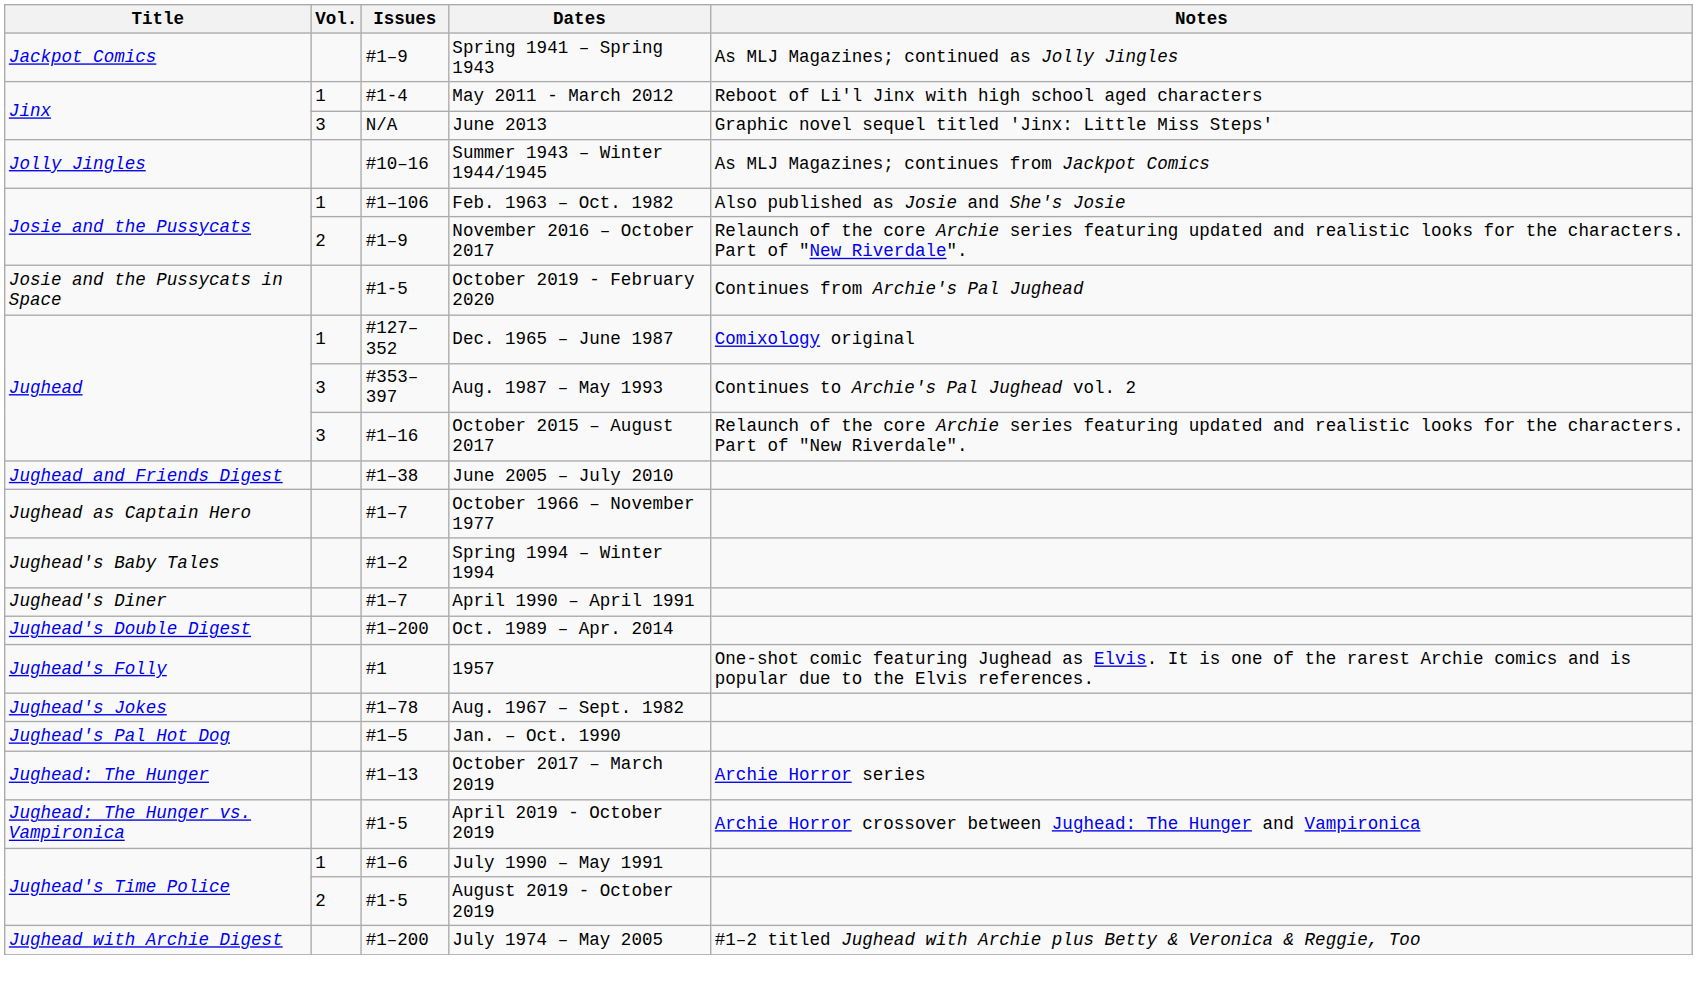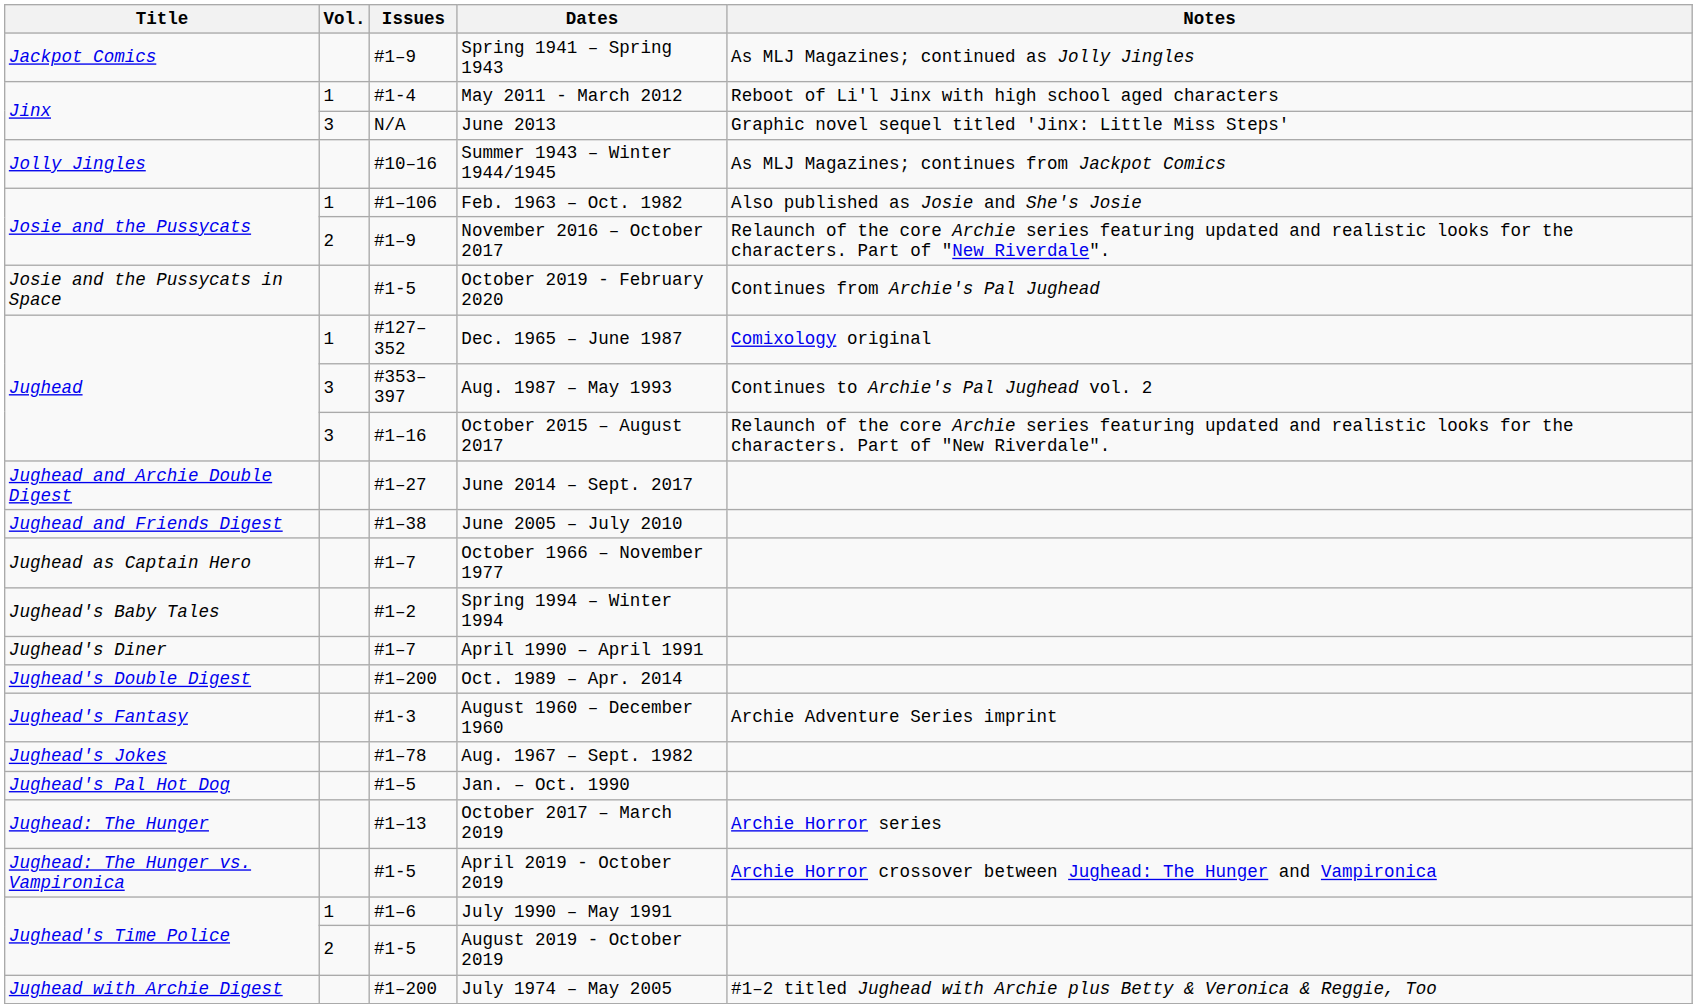+ row: (577, 485)
+ row: (577, 718)
- row: (473, 669)
